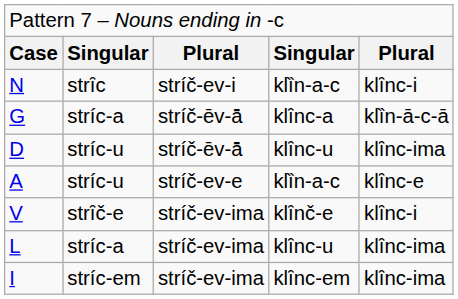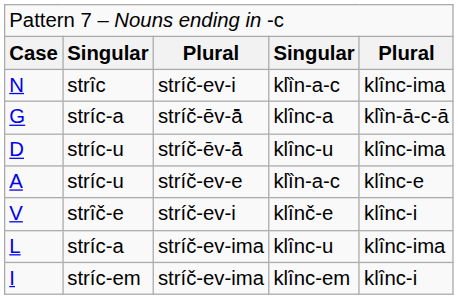(391, 85) klȋnc-i -> (405, 85) klȋnc-ima
(211, 213) stríč-ev-ima -> (197, 213) stríč-ev-i
(405, 278) klȋnc-ima -> (391, 278) klȋnc-i
